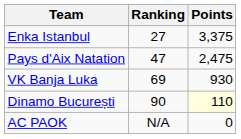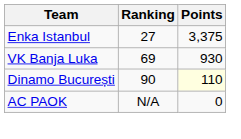- row: (66, 58)
